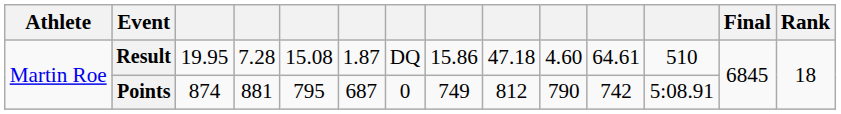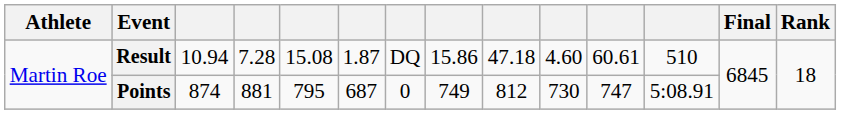(205, 57) 19.95 -> (205, 57) 10.94
(616, 57) 64.61 -> (616, 57) 60.61
(564, 92) 790 -> (564, 92) 730
(616, 92) 742 -> (616, 92) 747
